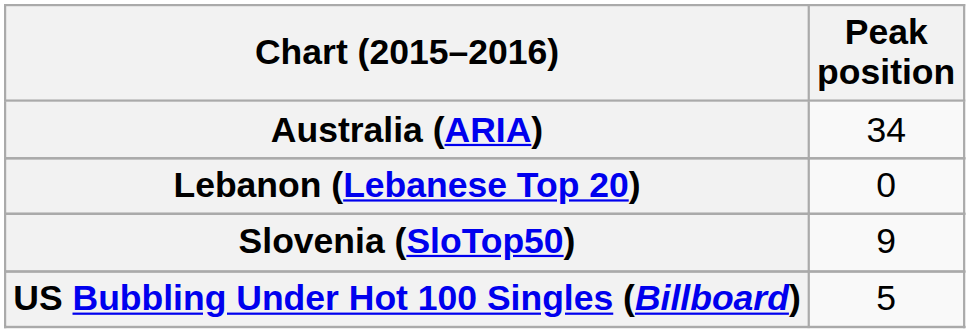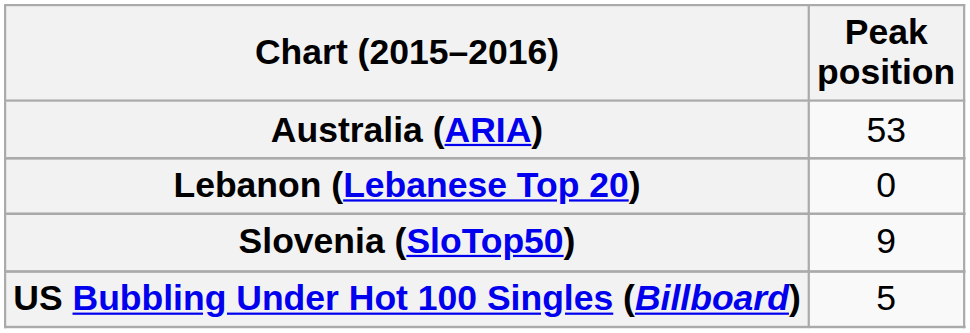(886, 128) 34 -> (886, 128) 53
